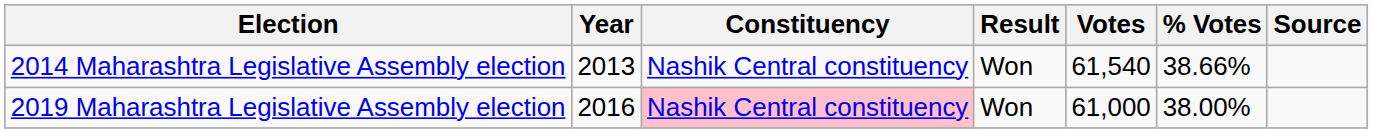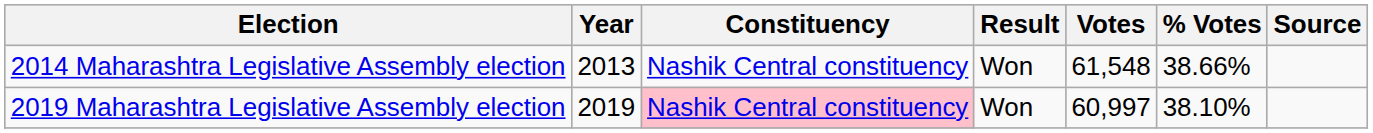(1111, 66) 61,540 -> (1111, 66) 61,548
(606, 107) 2016 -> (606, 107) 2019
(1111, 107) 61,000 -> (1111, 107) 60,997
(1207, 107) 38.00% -> (1207, 107) 38.10%
